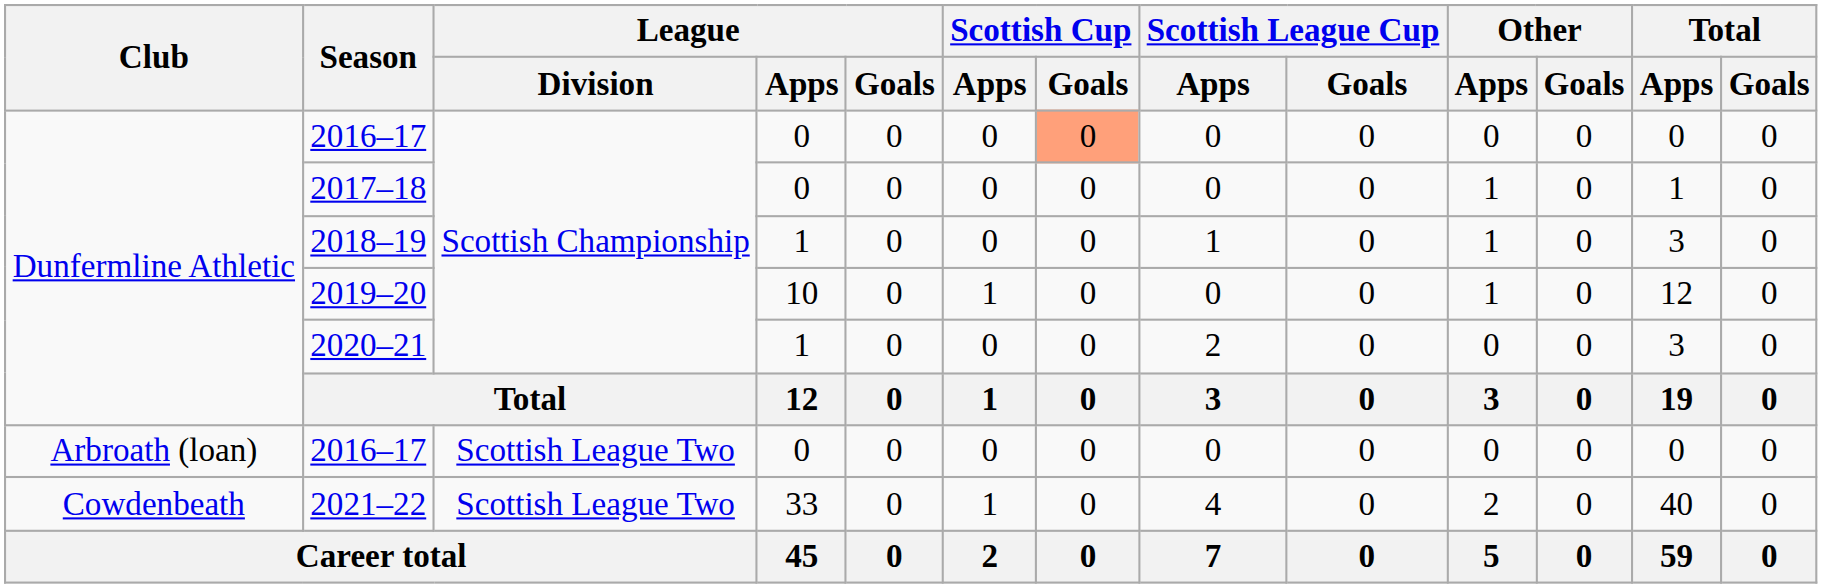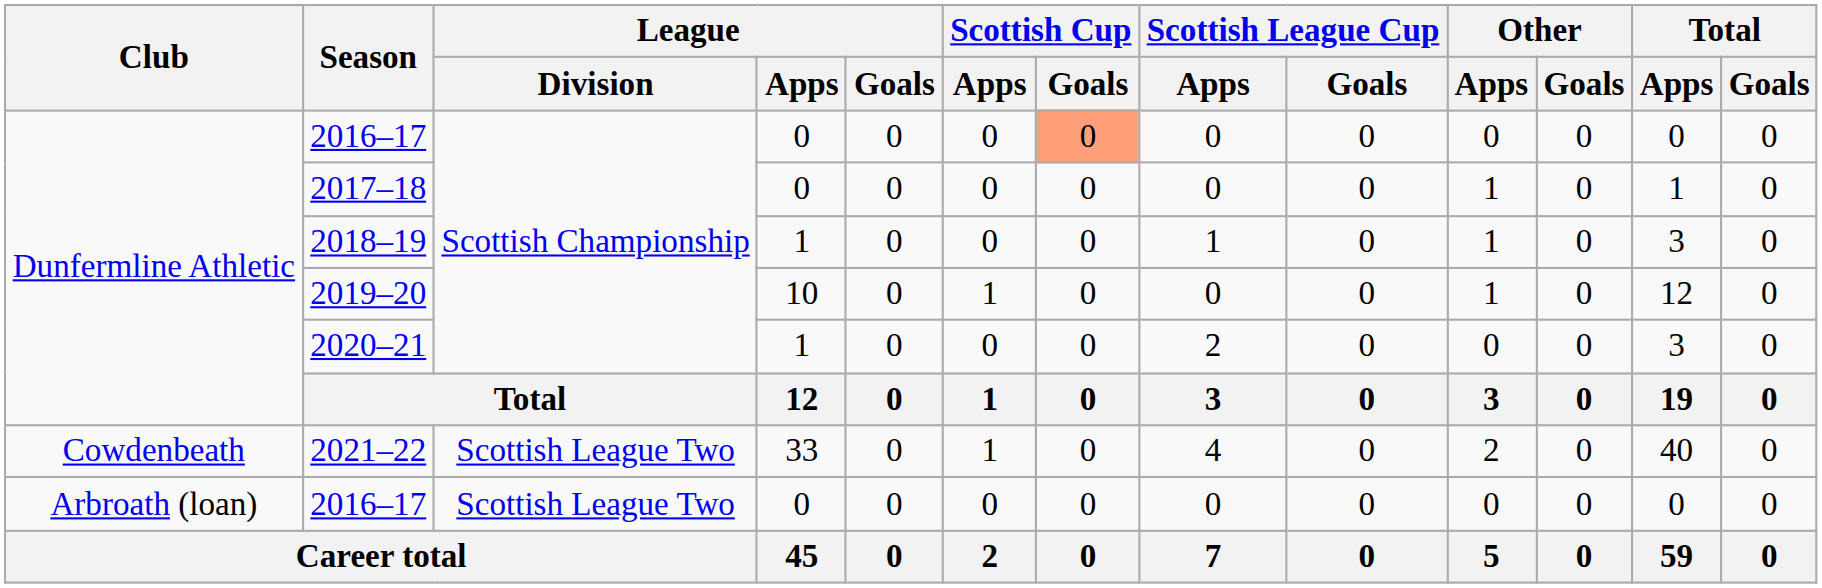rows swapped: (154, 450) <-> (154, 503)
